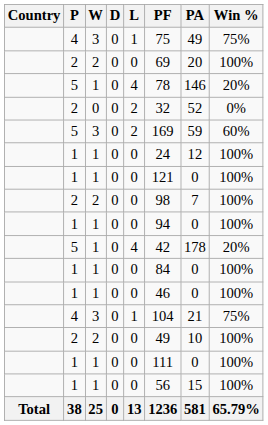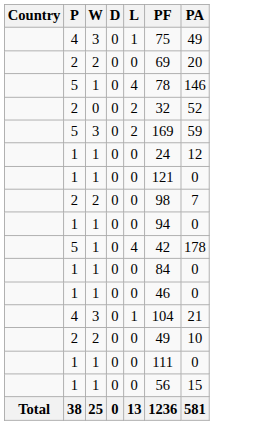- column: (236, 16)
